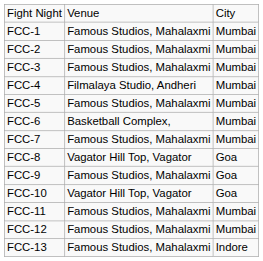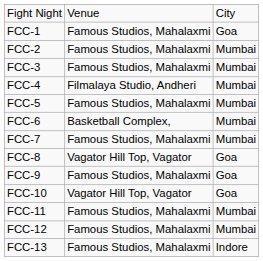(236, 31) Mumbai -> (226, 31) Goa
